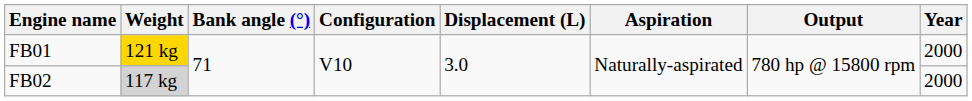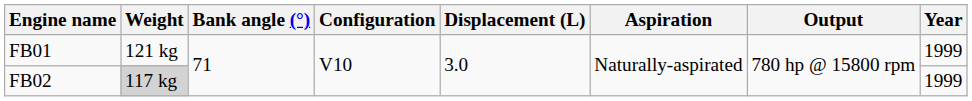(151, 50) gold background -> (151, 50) no background
(943, 50) 2000 -> (943, 50) 1999
(943, 80) 2000 -> (943, 80) 1999
